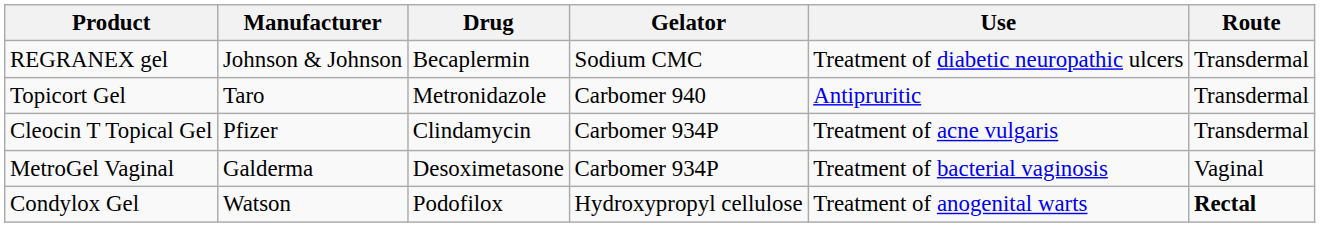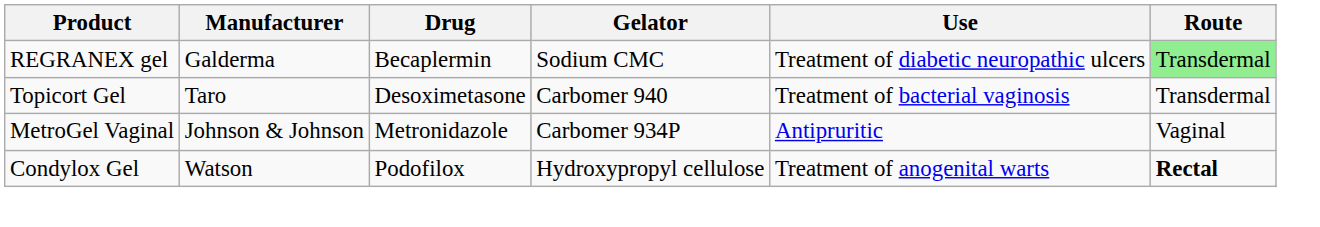(313, 58) Johnson & Johnson -> (230, 58) Galderma
(1251, 58) no background -> (1213, 58) lightgreen background
(479, 95) Metronidazole -> (450, 95) Desoximetasone
(867, 95) Antipruritic -> (922, 95) Treatment of bacterial vaginosis
- row: (111, 131)
(268, 167) Galderma -> (274, 131) Johnson & Johnson
(488, 167) Desoximetasone -> (441, 131) Metronidazole
(960, 167) Treatment of bacterial vaginosis -> (829, 131) Antipruritic
